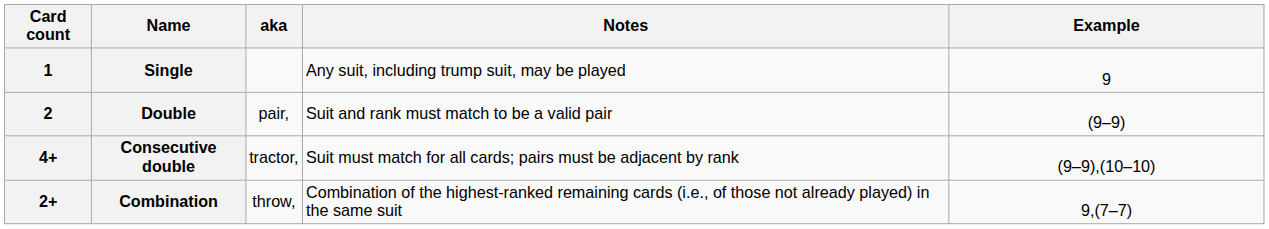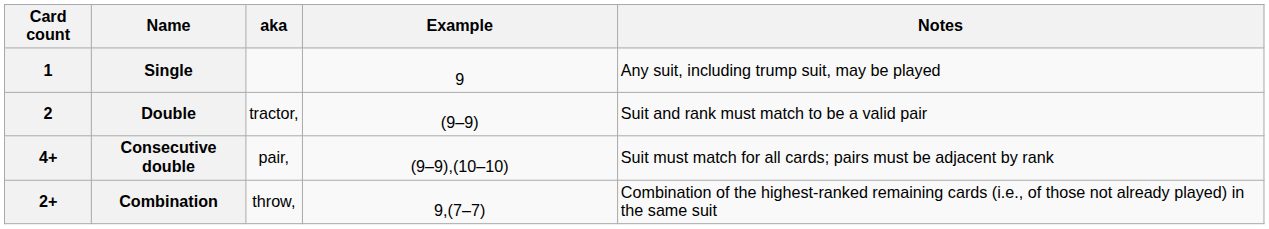columns swapped: (1107, 26) <-> (626, 26)
(274, 114) pair, -> (274, 114) tractor,
(274, 157) tractor, -> (274, 157) pair,
